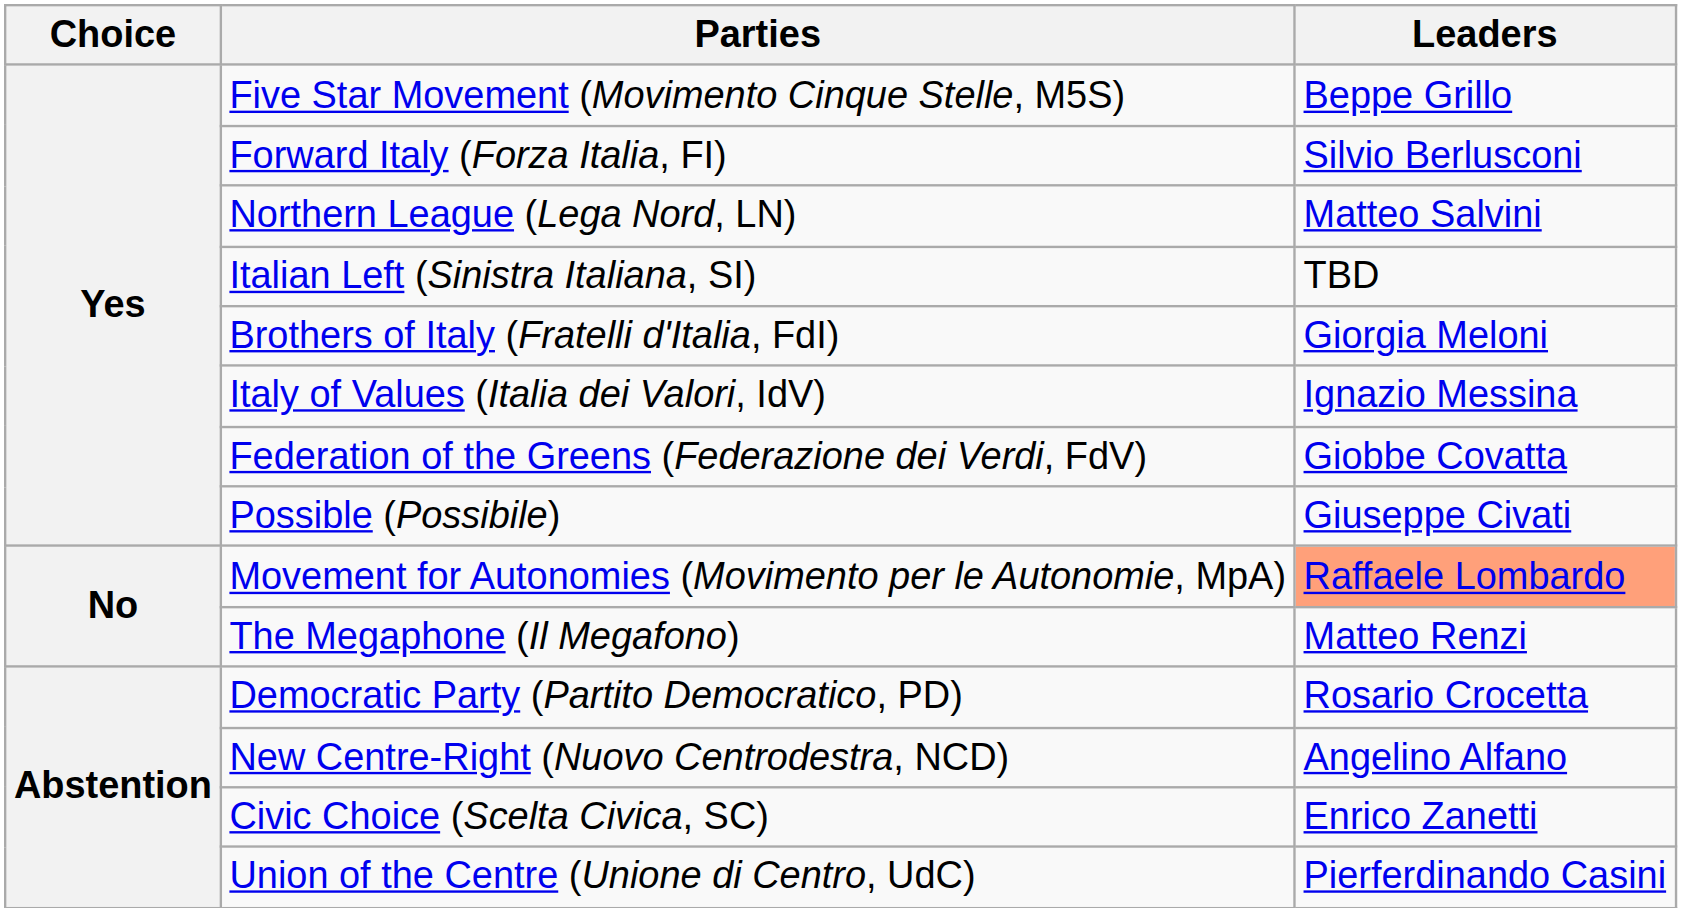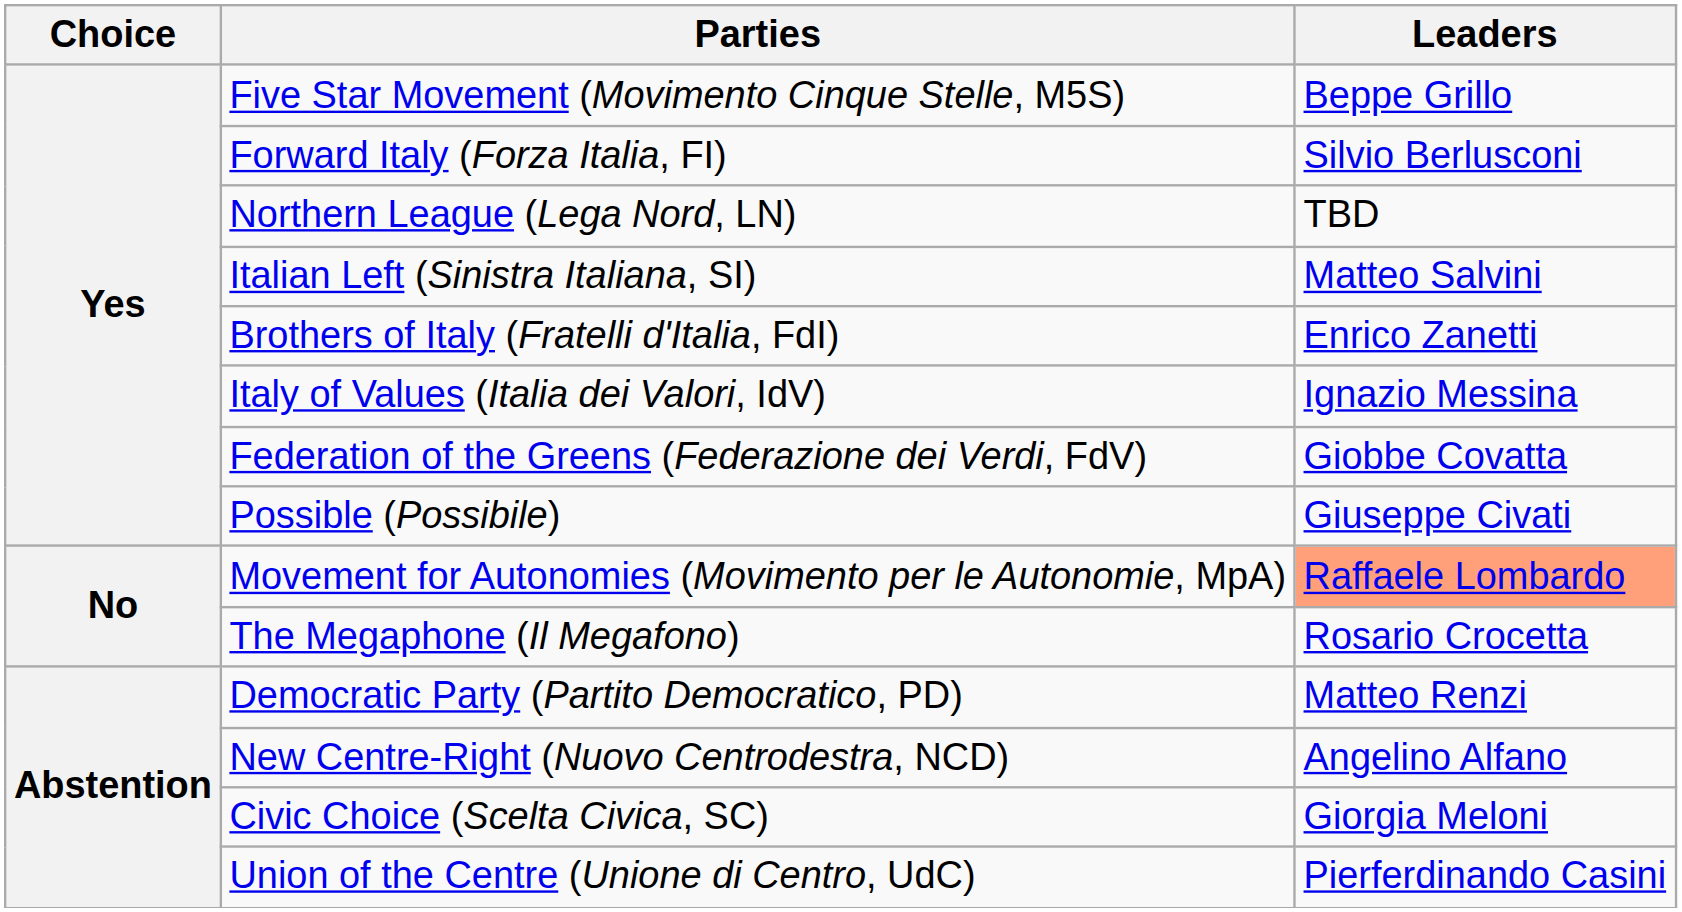(1423, 214) Matteo Salvini -> (1341, 214) TBD
(1341, 275) TBD -> (1423, 275) Matteo Salvini
(1426, 335) Giorgia Meloni -> (1421, 335) Enrico Zanetti
(1415, 635) Matteo Renzi -> (1446, 635) Rosario Crocetta
(1446, 696) Rosario Crocetta -> (1415, 696) Matteo Renzi
(1421, 816) Enrico Zanetti -> (1426, 816) Giorgia Meloni
